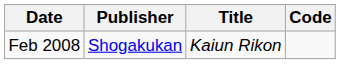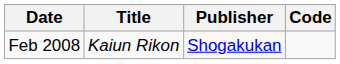columns swapped: (236, 17) <-> (135, 17)
